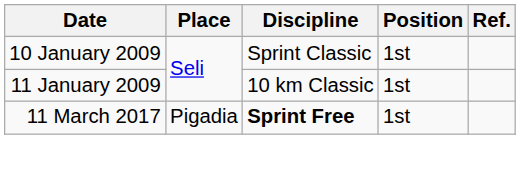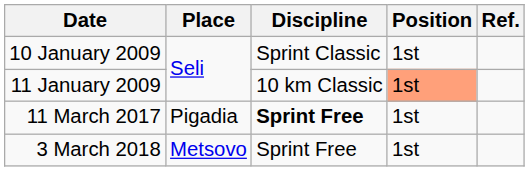(397, 85) no background -> (406, 85) lightsalmon background
+ row: (99, 149)
